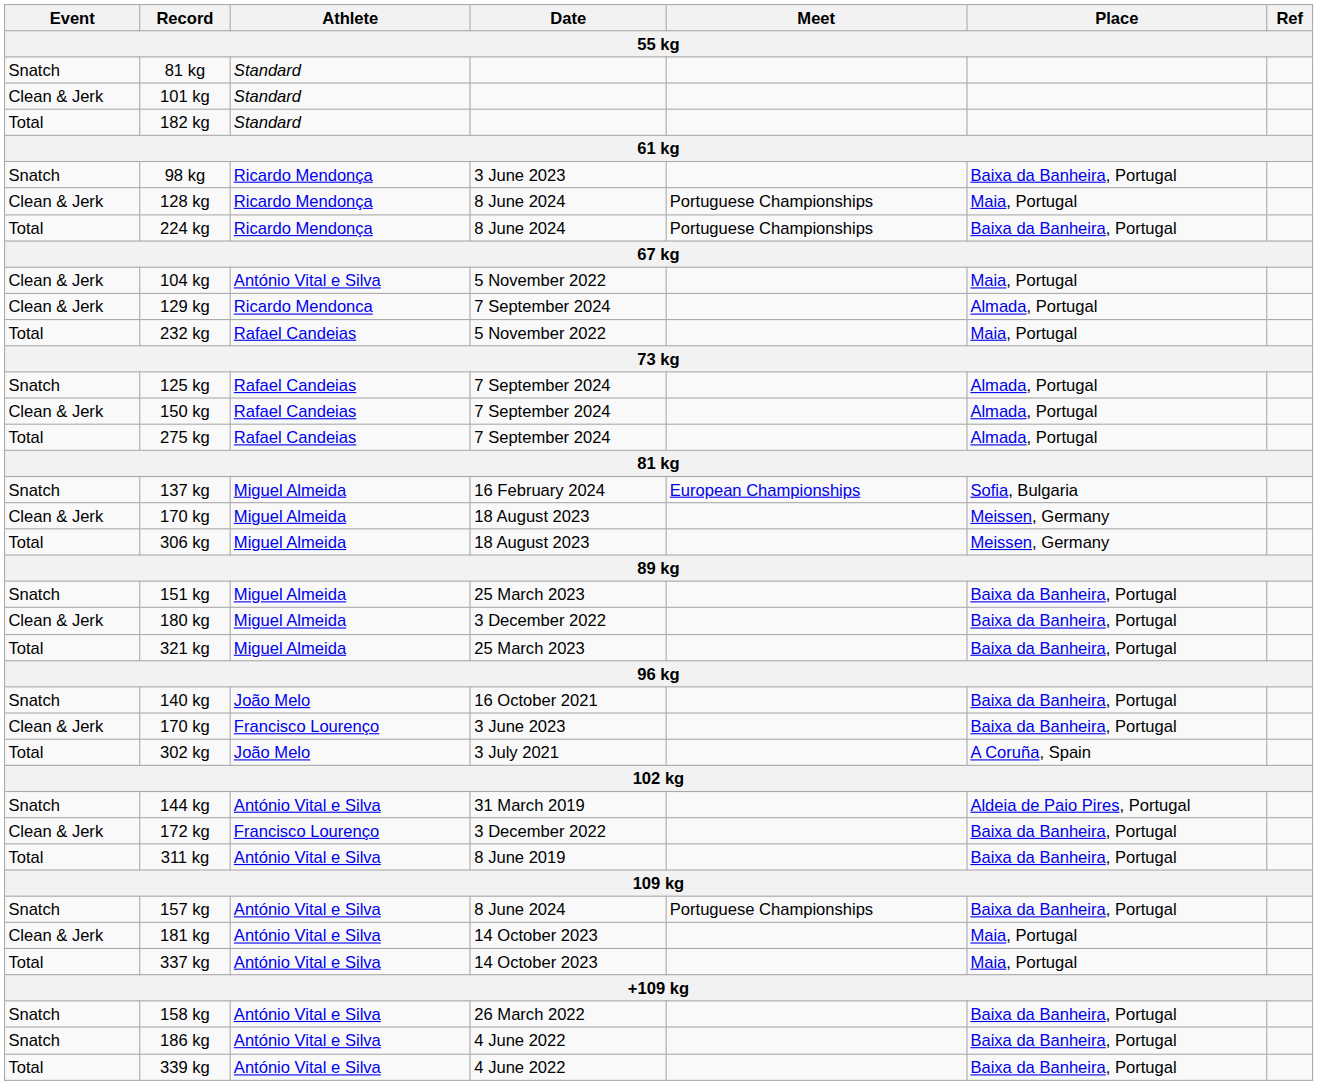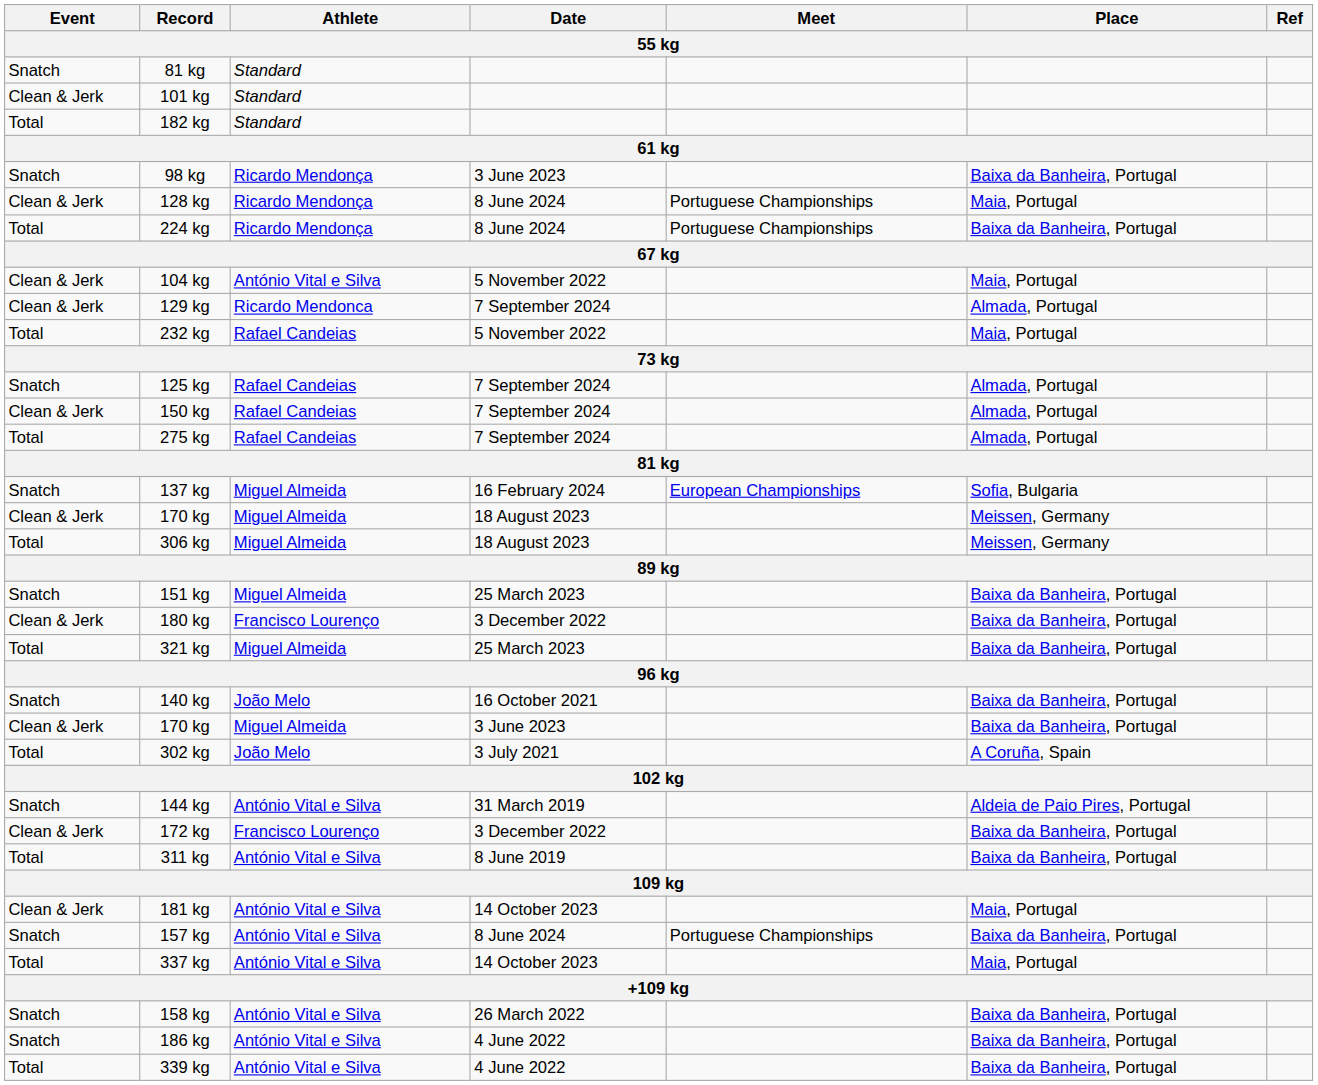(290, 621) Miguel Almeida -> (307, 621) Francisco Lourenço
(307, 726) Francisco Lourenço -> (290, 726) Miguel Almeida
rows swapped: (185, 910) <-> (185, 936)
